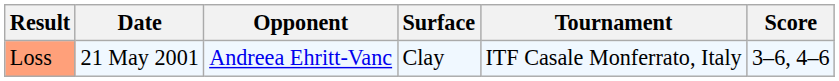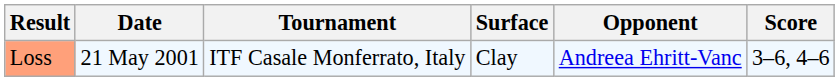columns swapped: (614, 22) <-> (301, 22)
